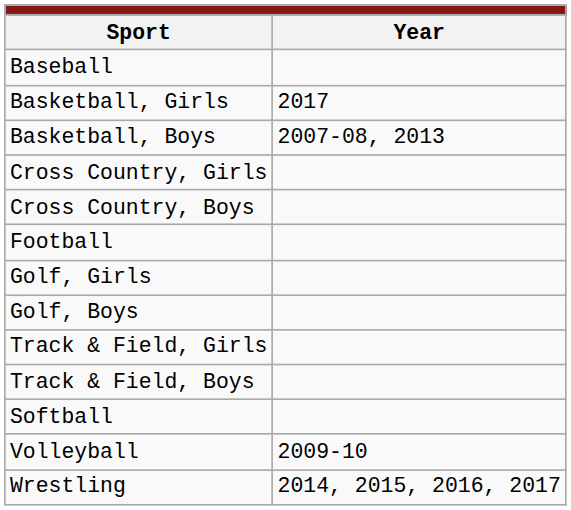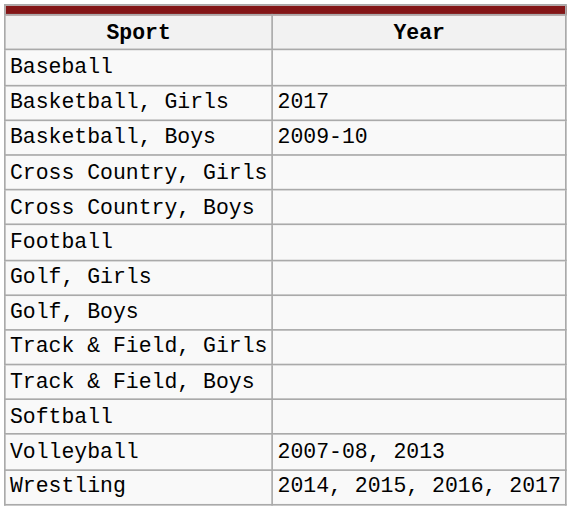(361, 137) 2007-08, 2013 -> (323, 137) 2009-10
(323, 452) 2009-10 -> (361, 452) 2007-08, 2013
